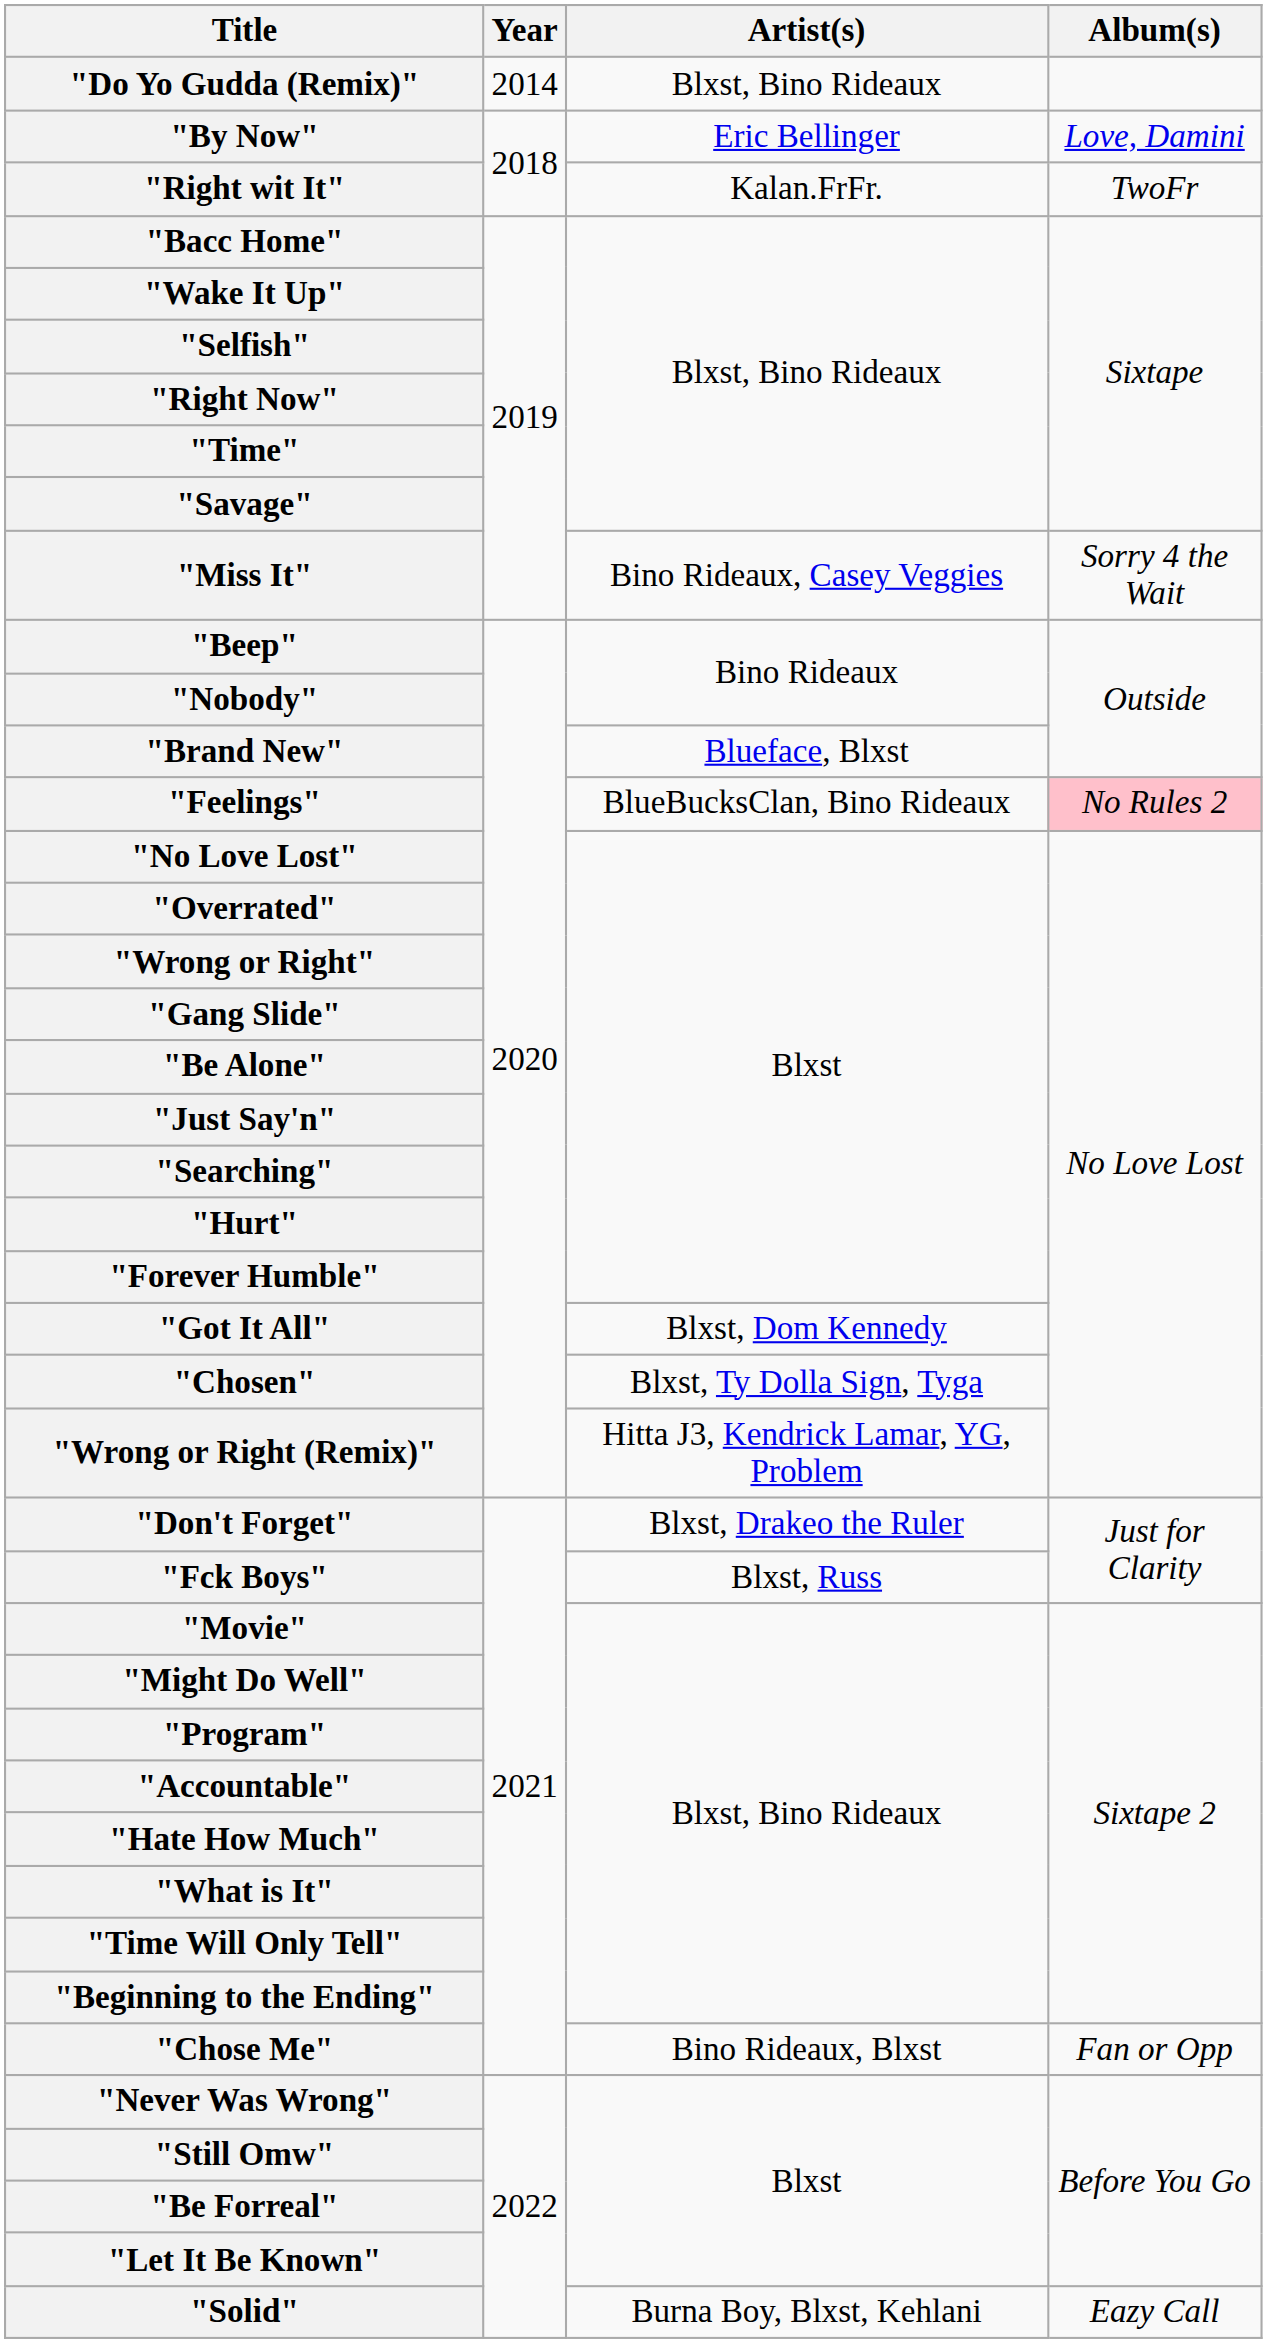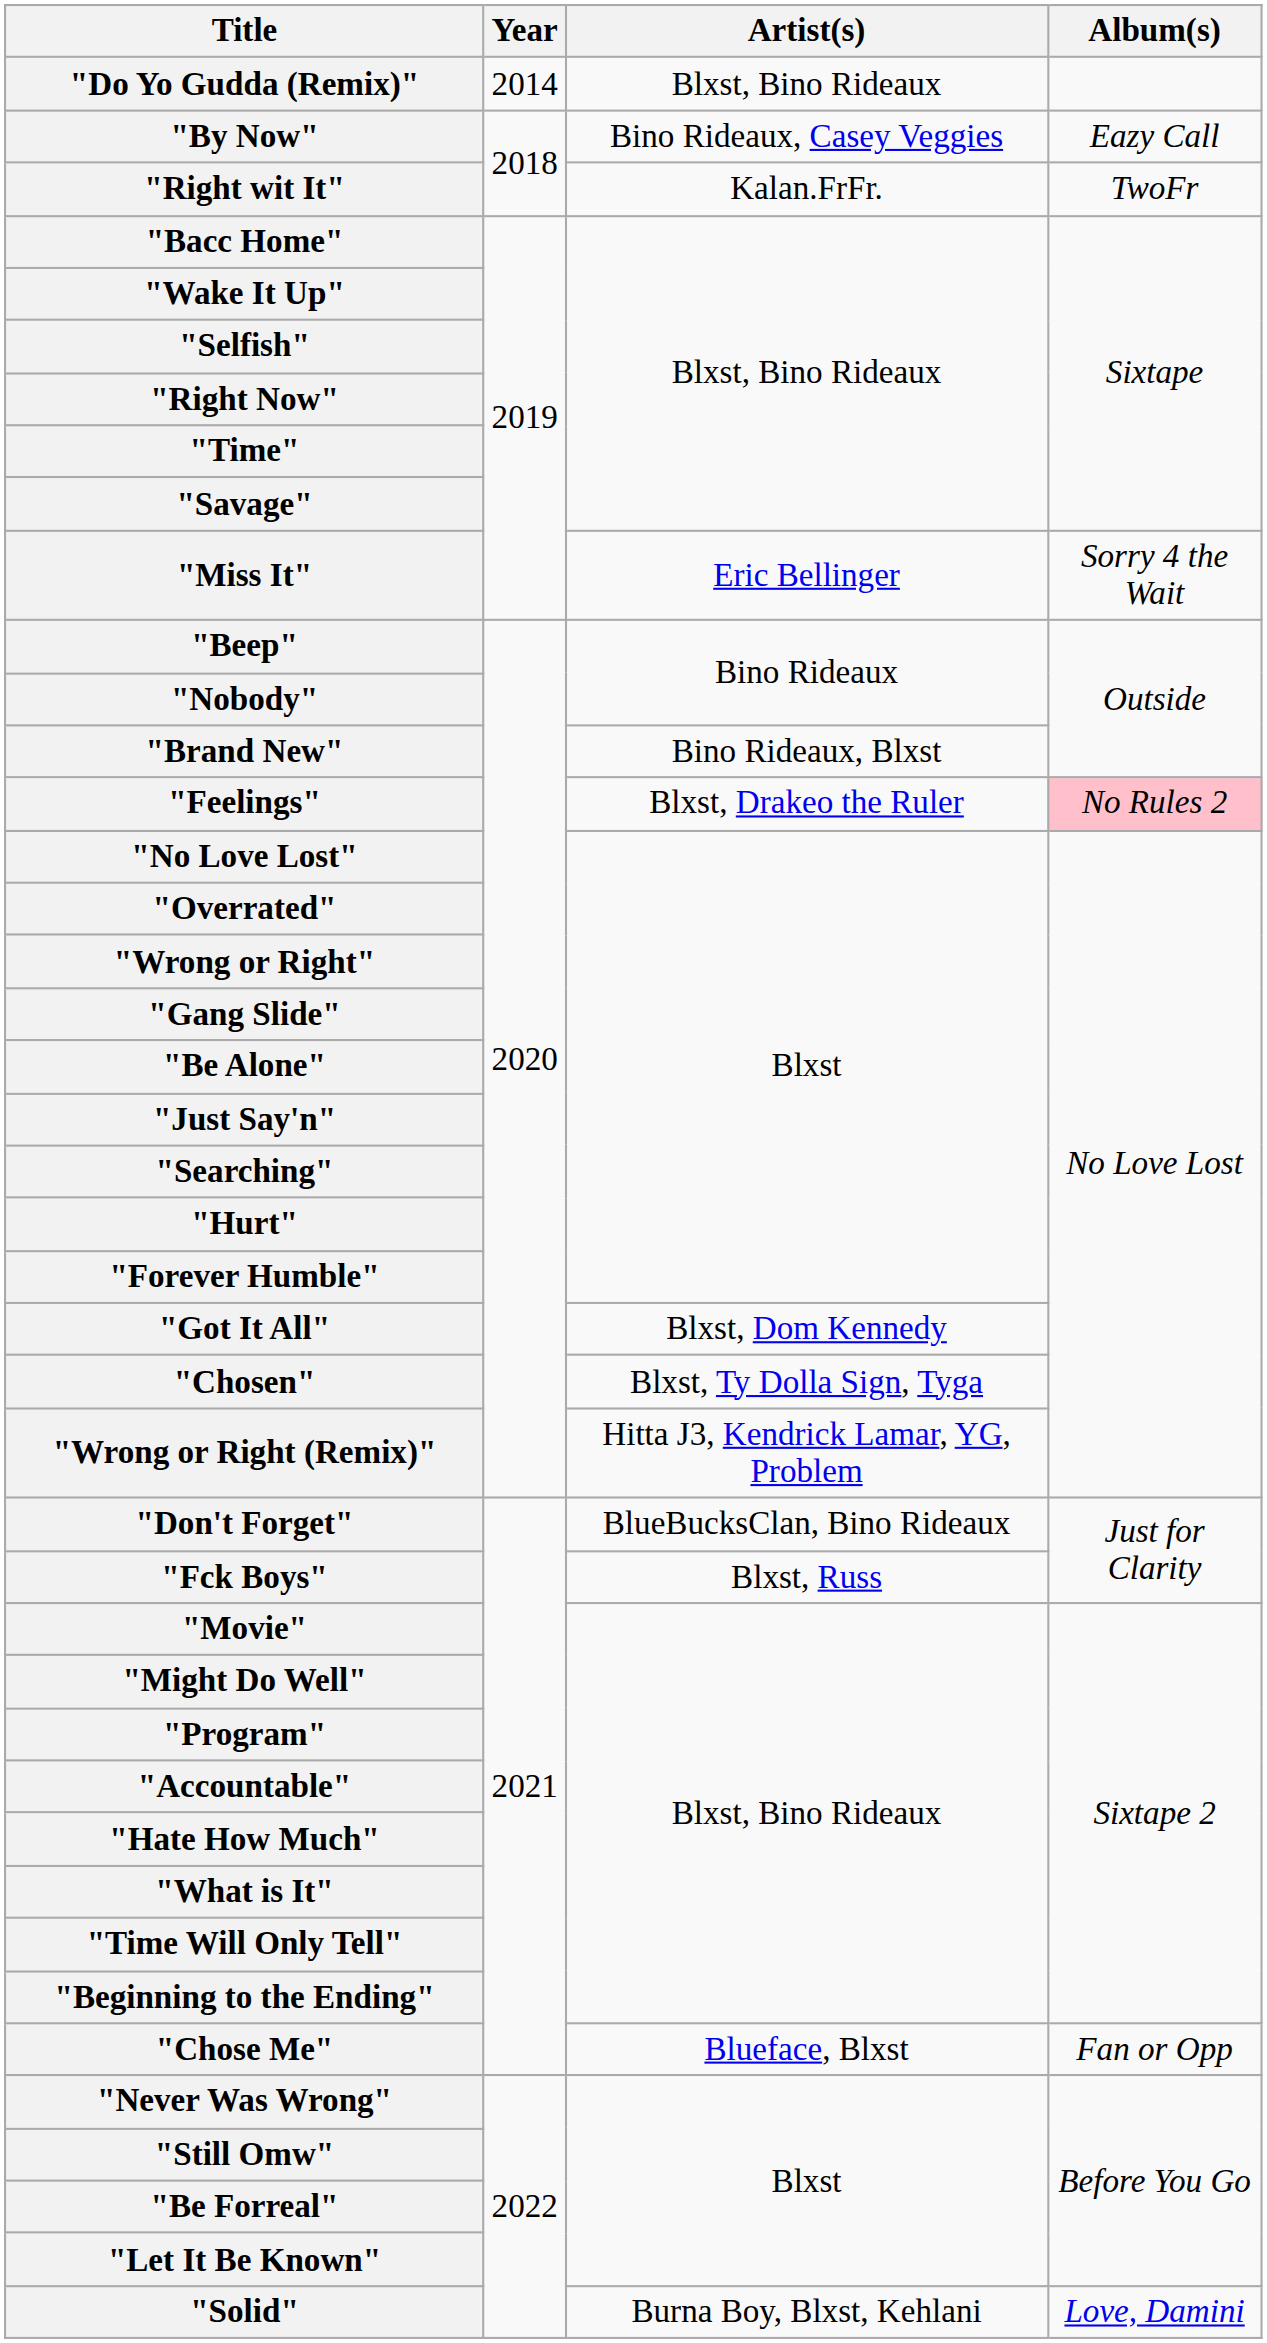(807, 135) Eric Bellinger -> (807, 135) Bino Rideaux, Casey Veggies
(1155, 135) Love, Damini -> (1155, 135) Eazy Call
(807, 574) Bino Rideaux, Casey Veggies -> (807, 574) Eric Bellinger
(807, 750) Blueface, Blxst -> (807, 750) Bino Rideaux, Blxst
(807, 803) BlueBucksClan, Bino Rideaux -> (807, 803) Blxst, Drakeo the Ruler
(807, 1523) Blxst, Drakeo the Ruler -> (807, 1523) BlueBucksClan, Bino Rideaux
(807, 2048) Bino Rideaux, Blxst -> (807, 2048) Blueface, Blxst
(1155, 2311) Eazy Call -> (1155, 2311) Love, Damini
